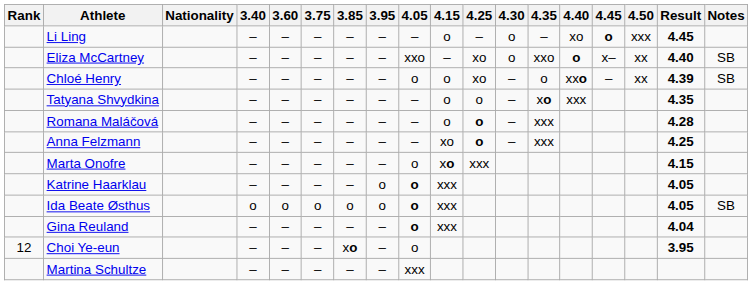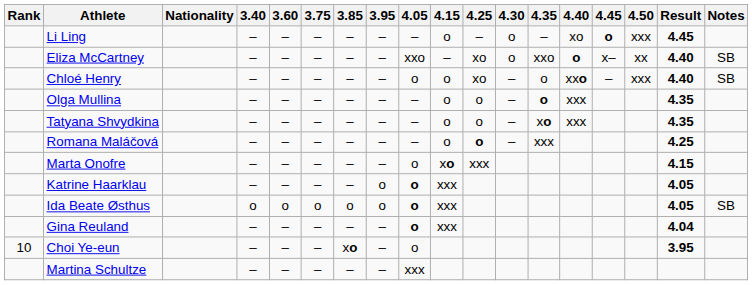(641, 79) xx -> (641, 79) xxx
(681, 79) 4.39 -> (681, 79) 4.40
+ row: (84, 100)
(681, 121) 4.28 -> (681, 142) 4.25
- row: (93, 142)
(24, 248) 12 -> (24, 248) 10
